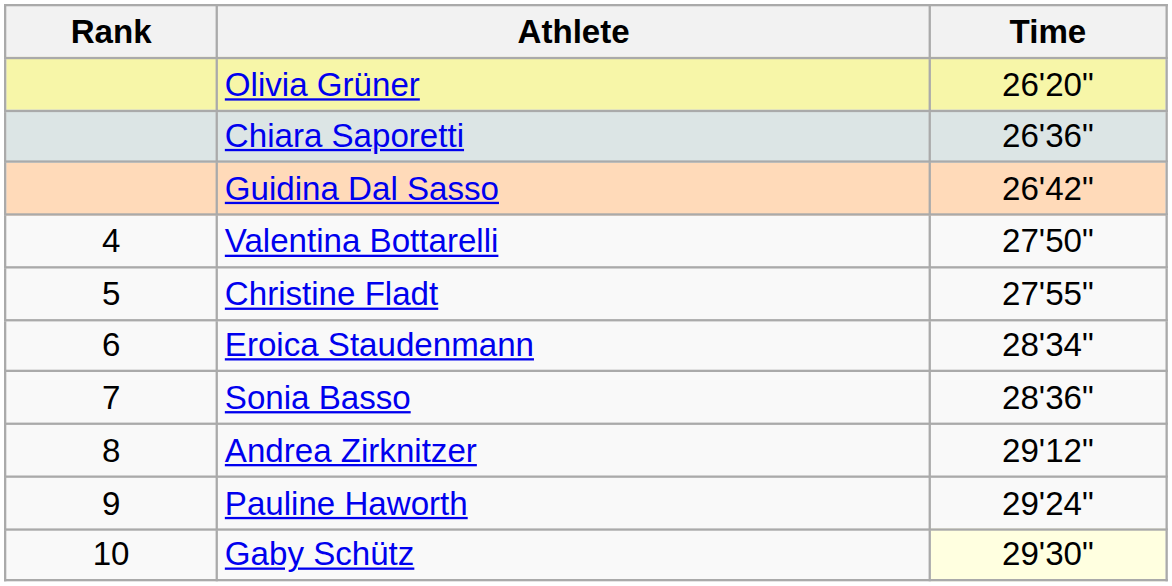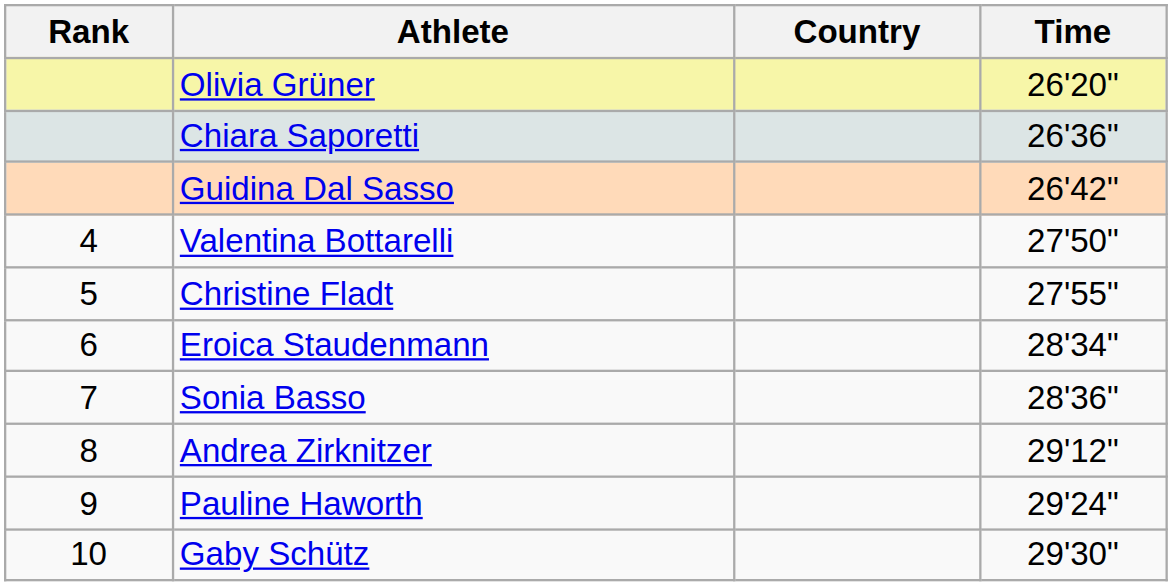+ column: (857, 32)
(1048, 555) lightyellow background -> (1073, 555) no background
